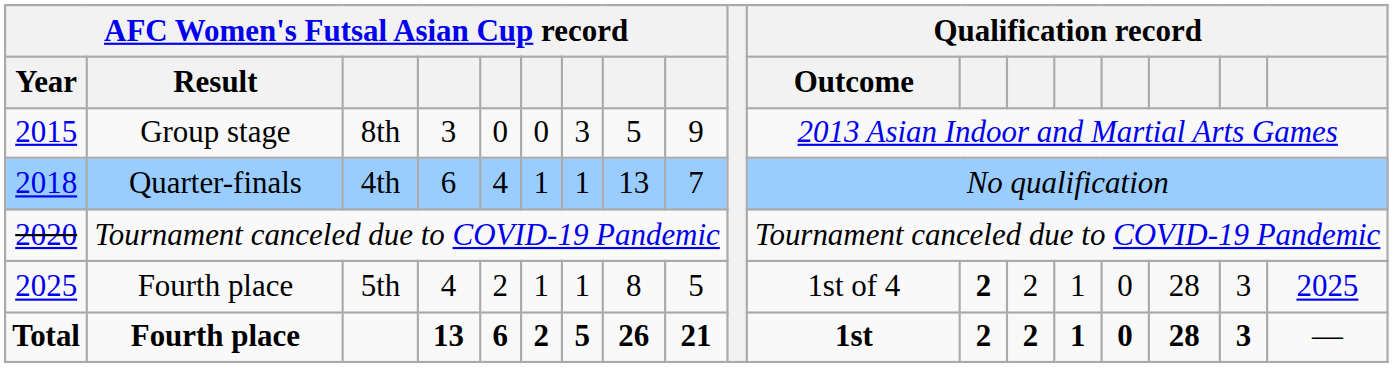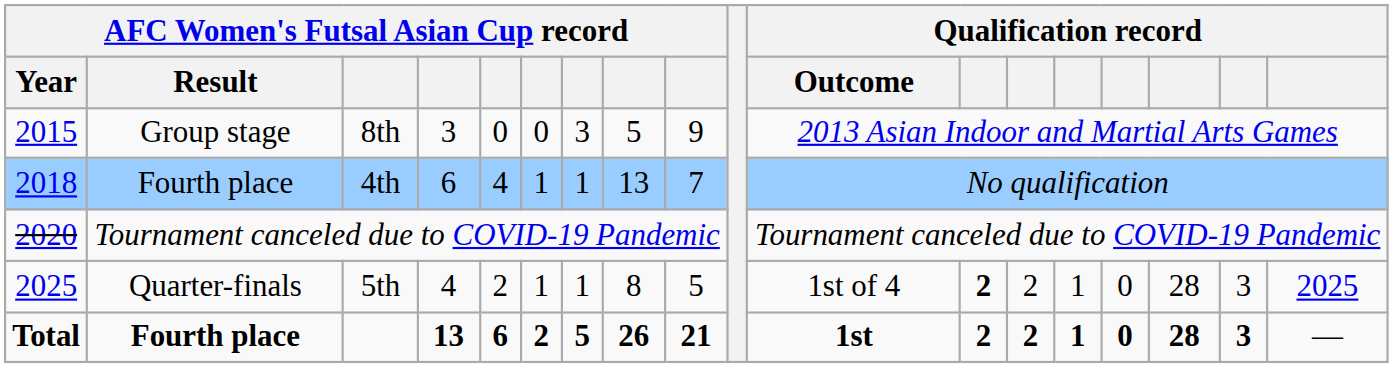(215, 183) Quarter-finals -> (215, 183) Fourth place
(215, 285) Fourth place -> (215, 285) Quarter-finals
